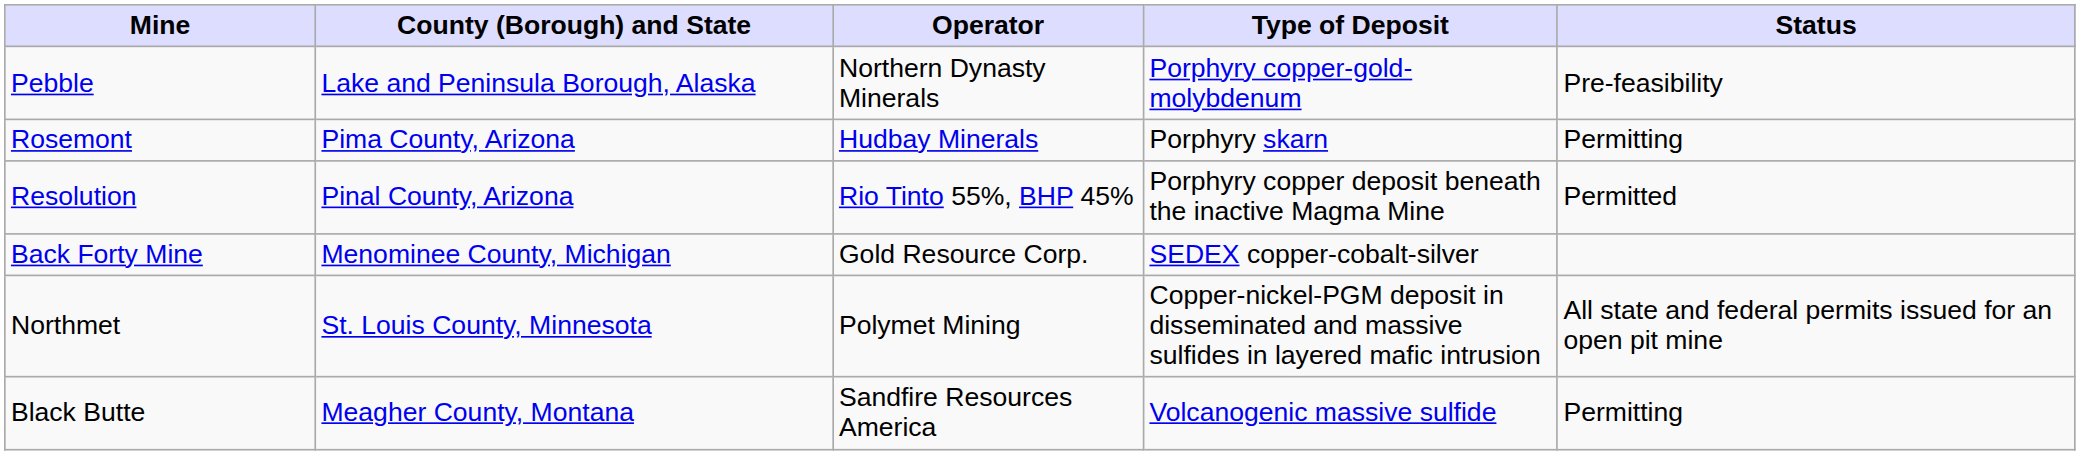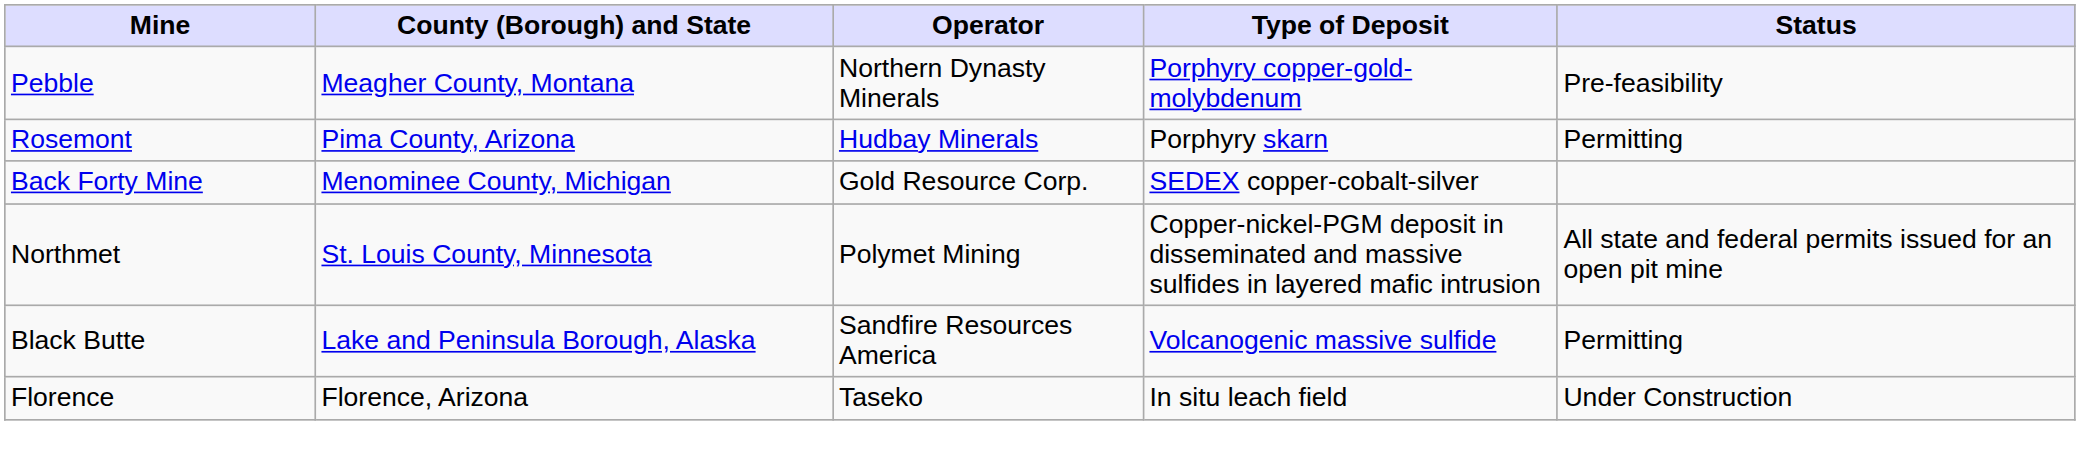(539, 82) Lake and Peninsula Borough, Alaska -> (478, 82) Meagher County, Montana
- row: (74, 196)
(478, 412) Meagher County, Montana -> (539, 340) Lake and Peninsula Borough, Alaska
+ row: (63, 397)
